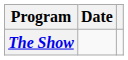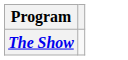- column: (97, 17)
